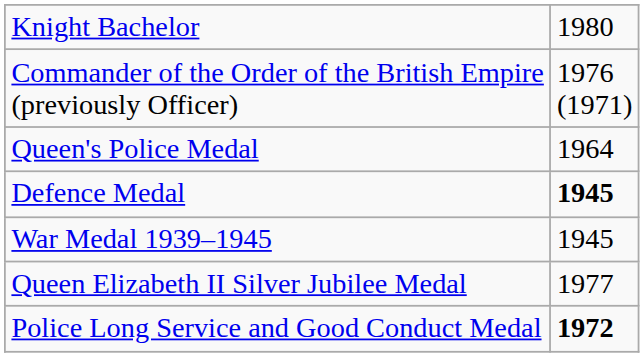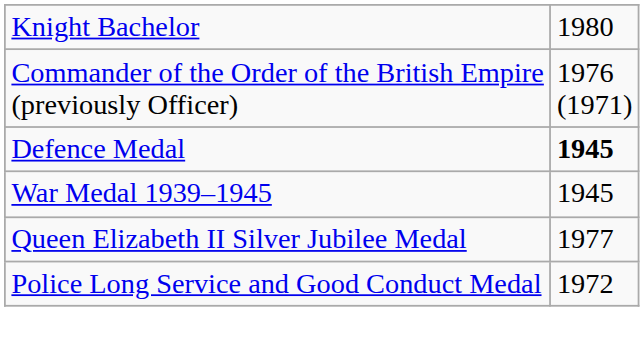- row: (135, 148)
(585, 328) bold -> (585, 283) normal
